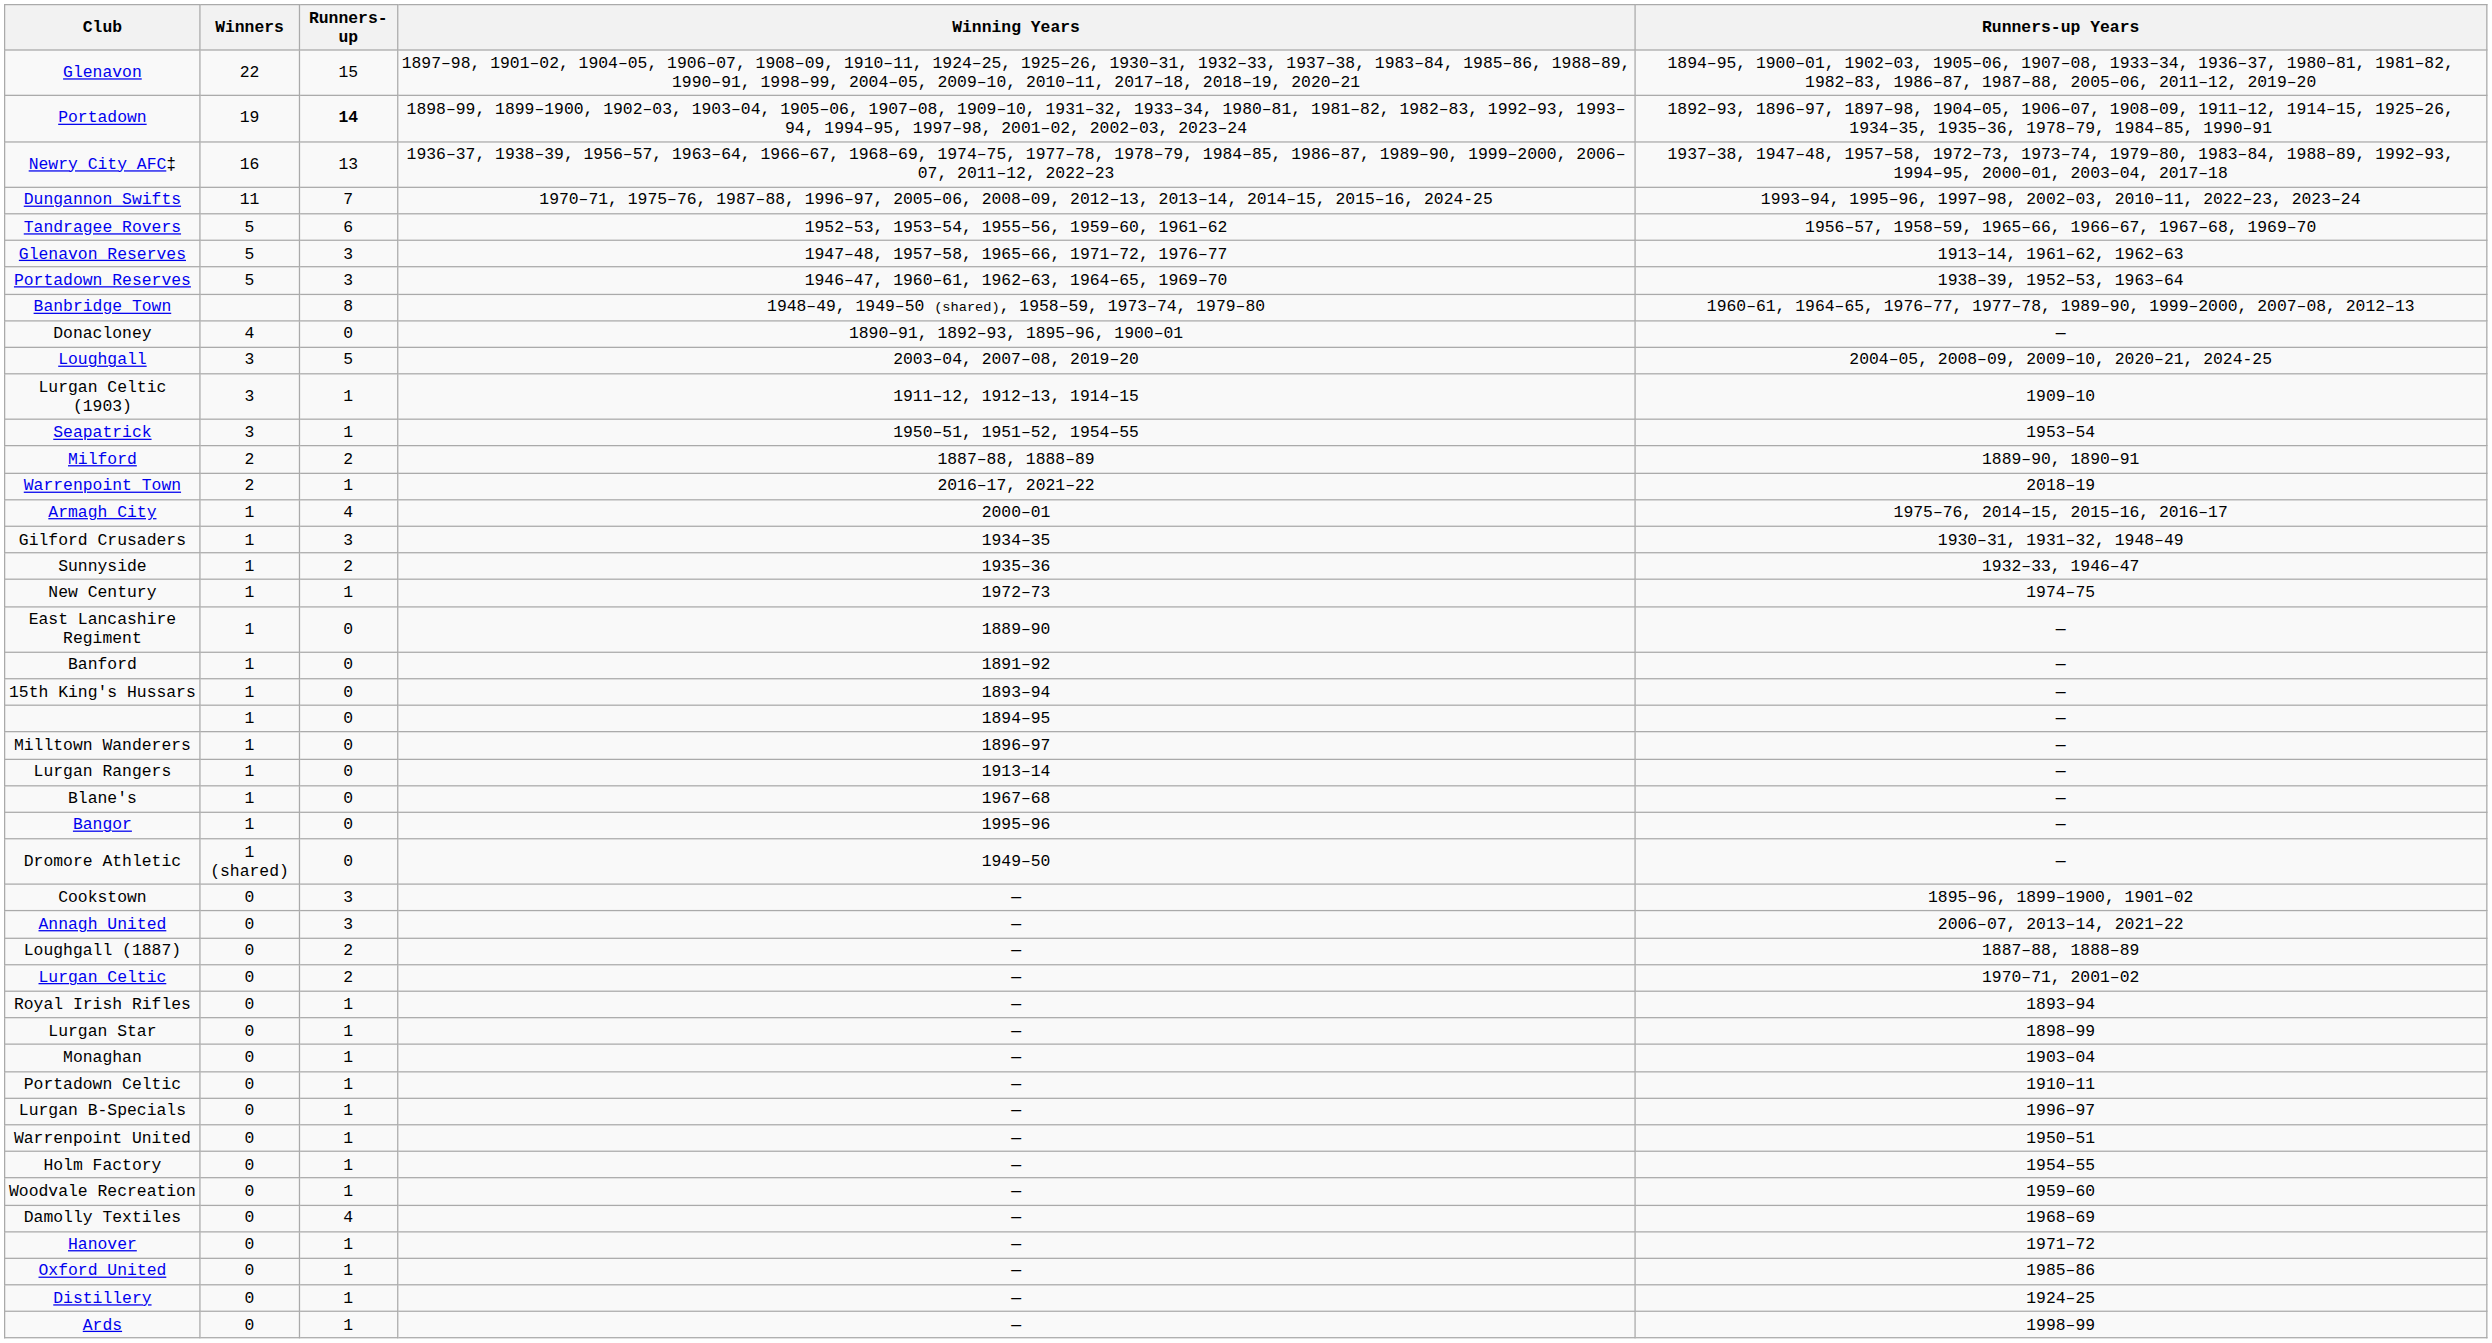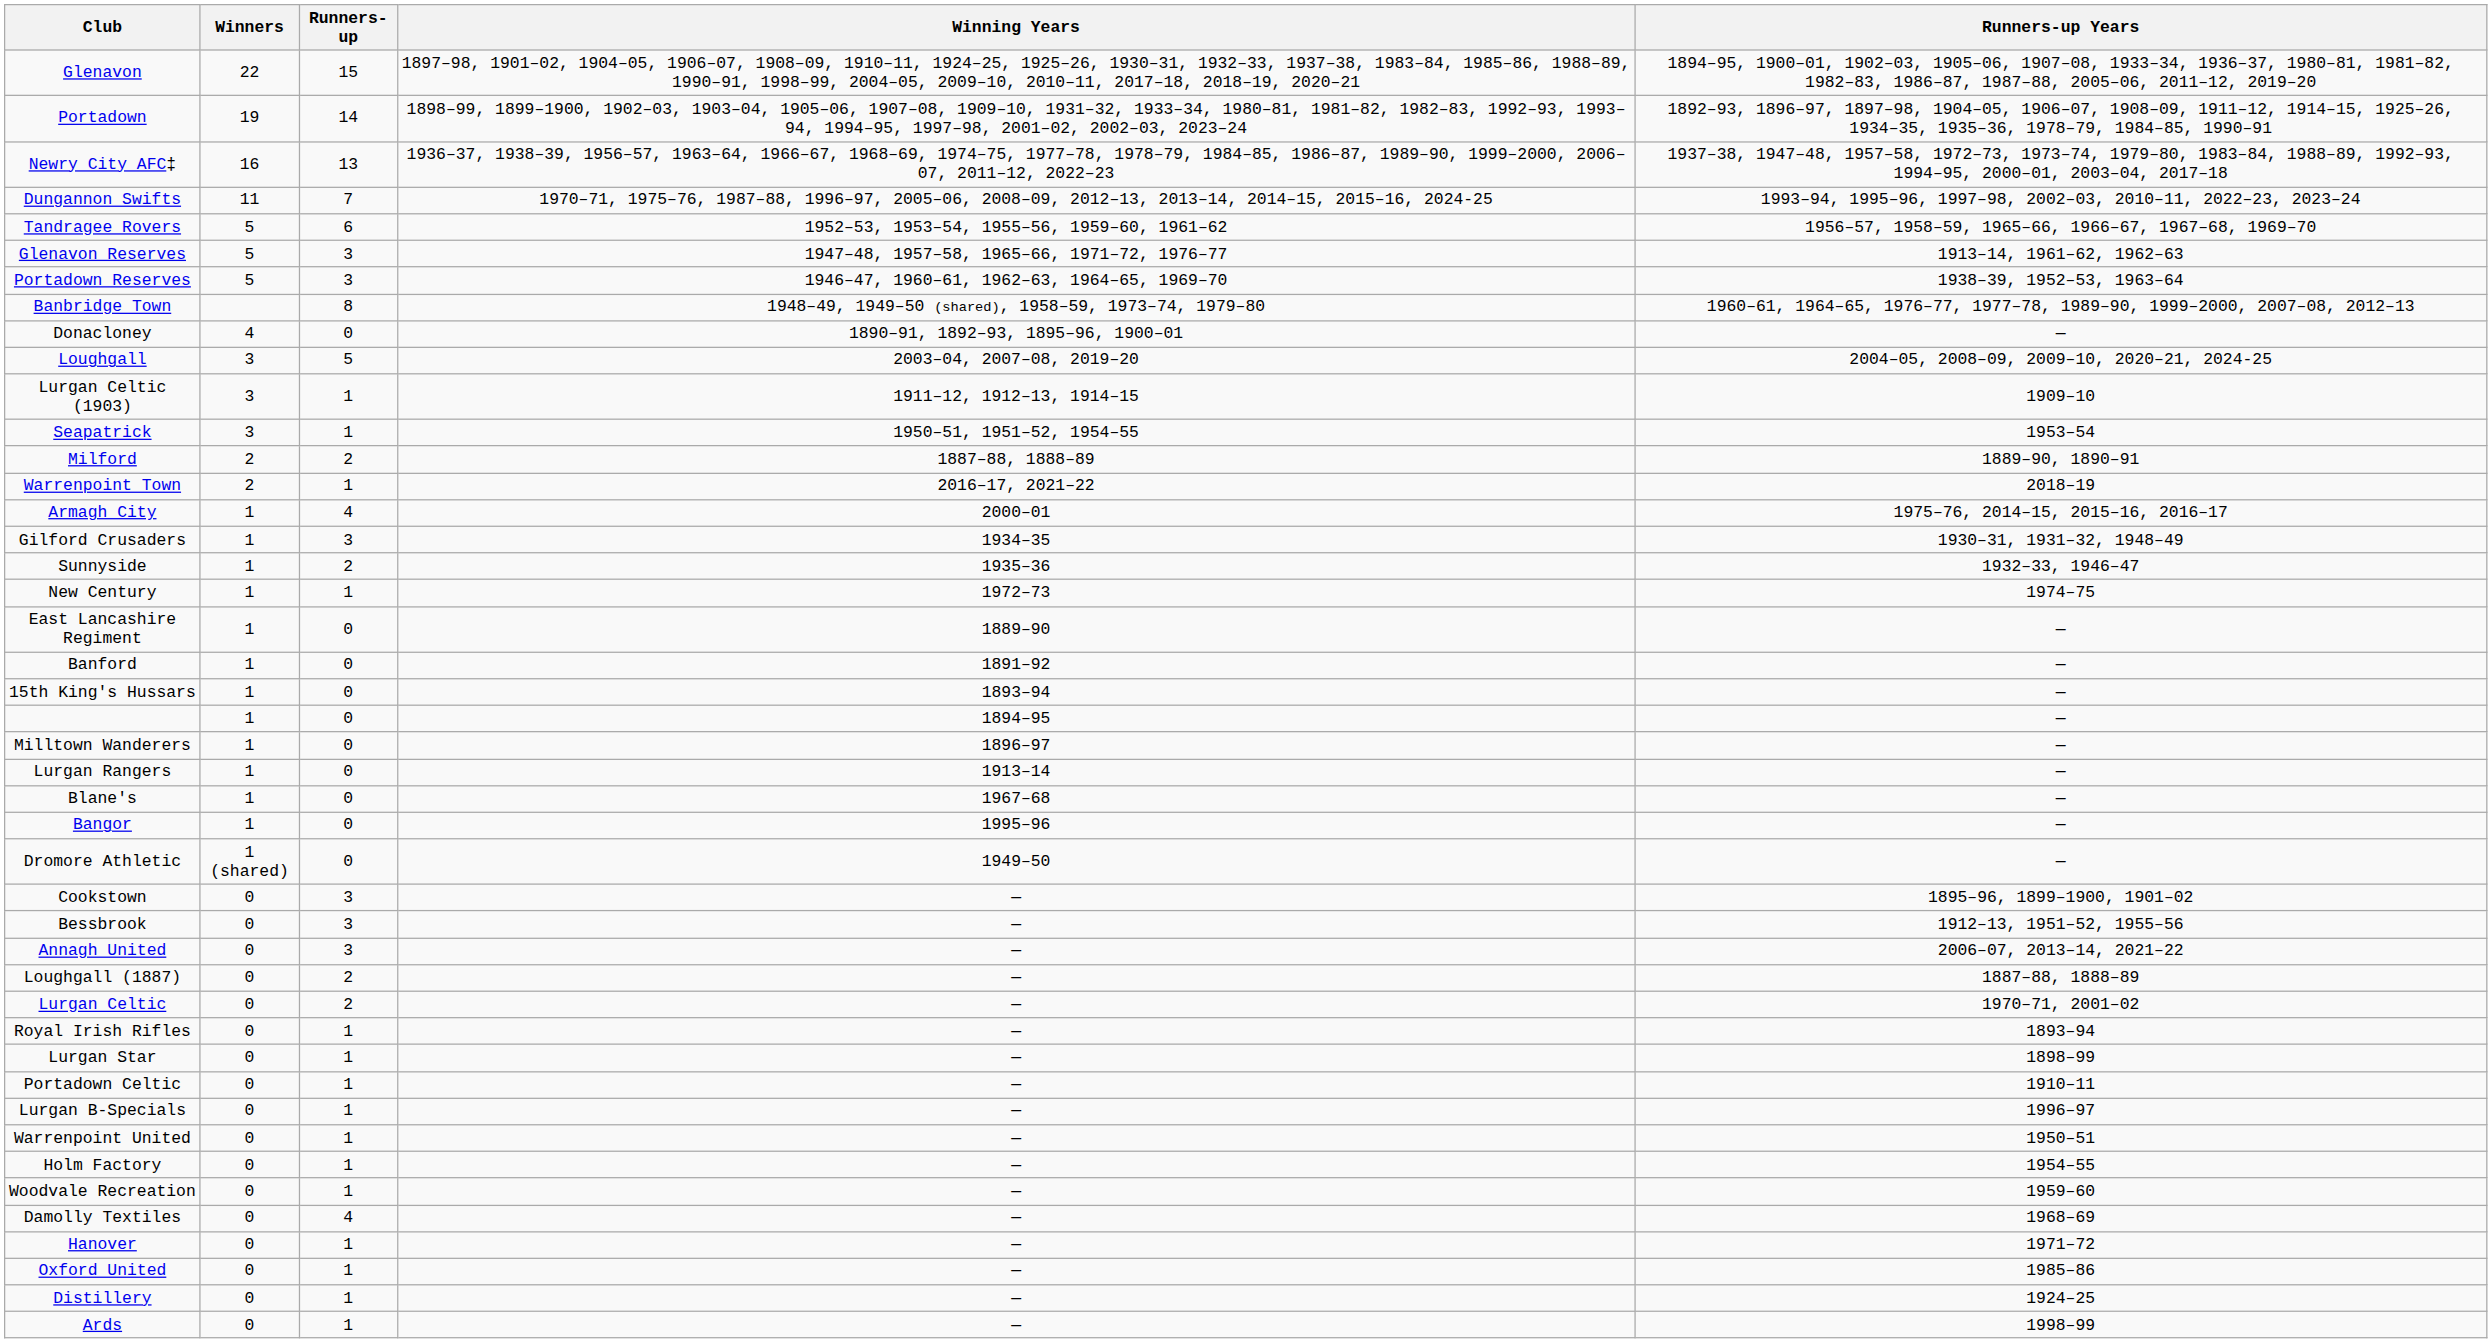(348, 119) bold -> (348, 119) normal
+ row: (102, 924)
- row: (102, 1058)
